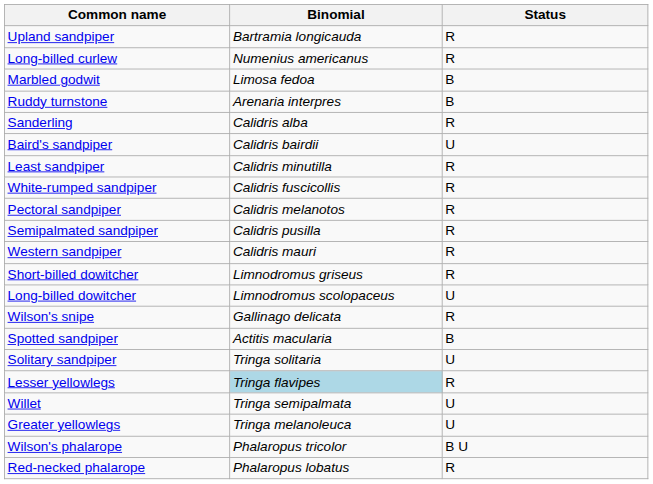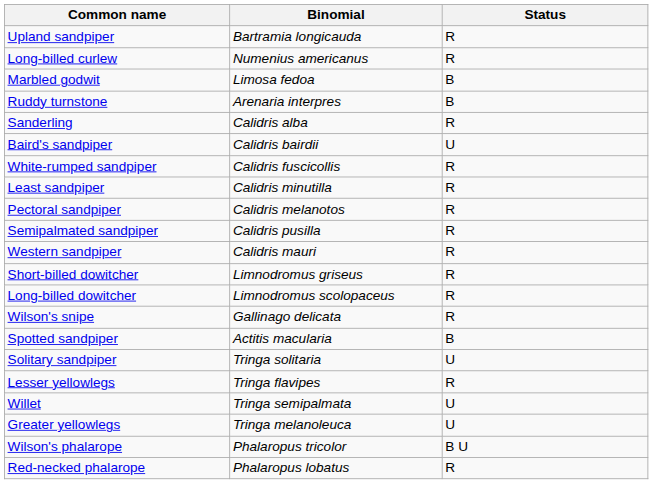rows swapped: (56, 166) <-> (82, 187)
(450, 295) U -> (450, 295) R
(277, 381) lightblue background -> (277, 381) no background
